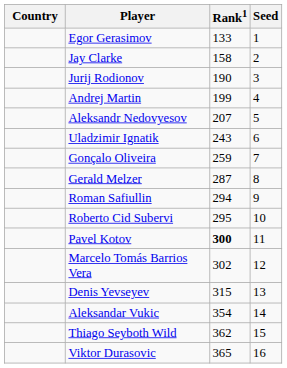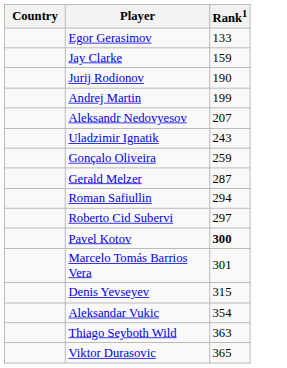- column: (266, 16)
(222, 58) 158 -> (222, 58) 159
(222, 218) 295 -> (222, 218) 297
(222, 265) 302 -> (222, 265) 301
(222, 332) 362 -> (222, 332) 363
